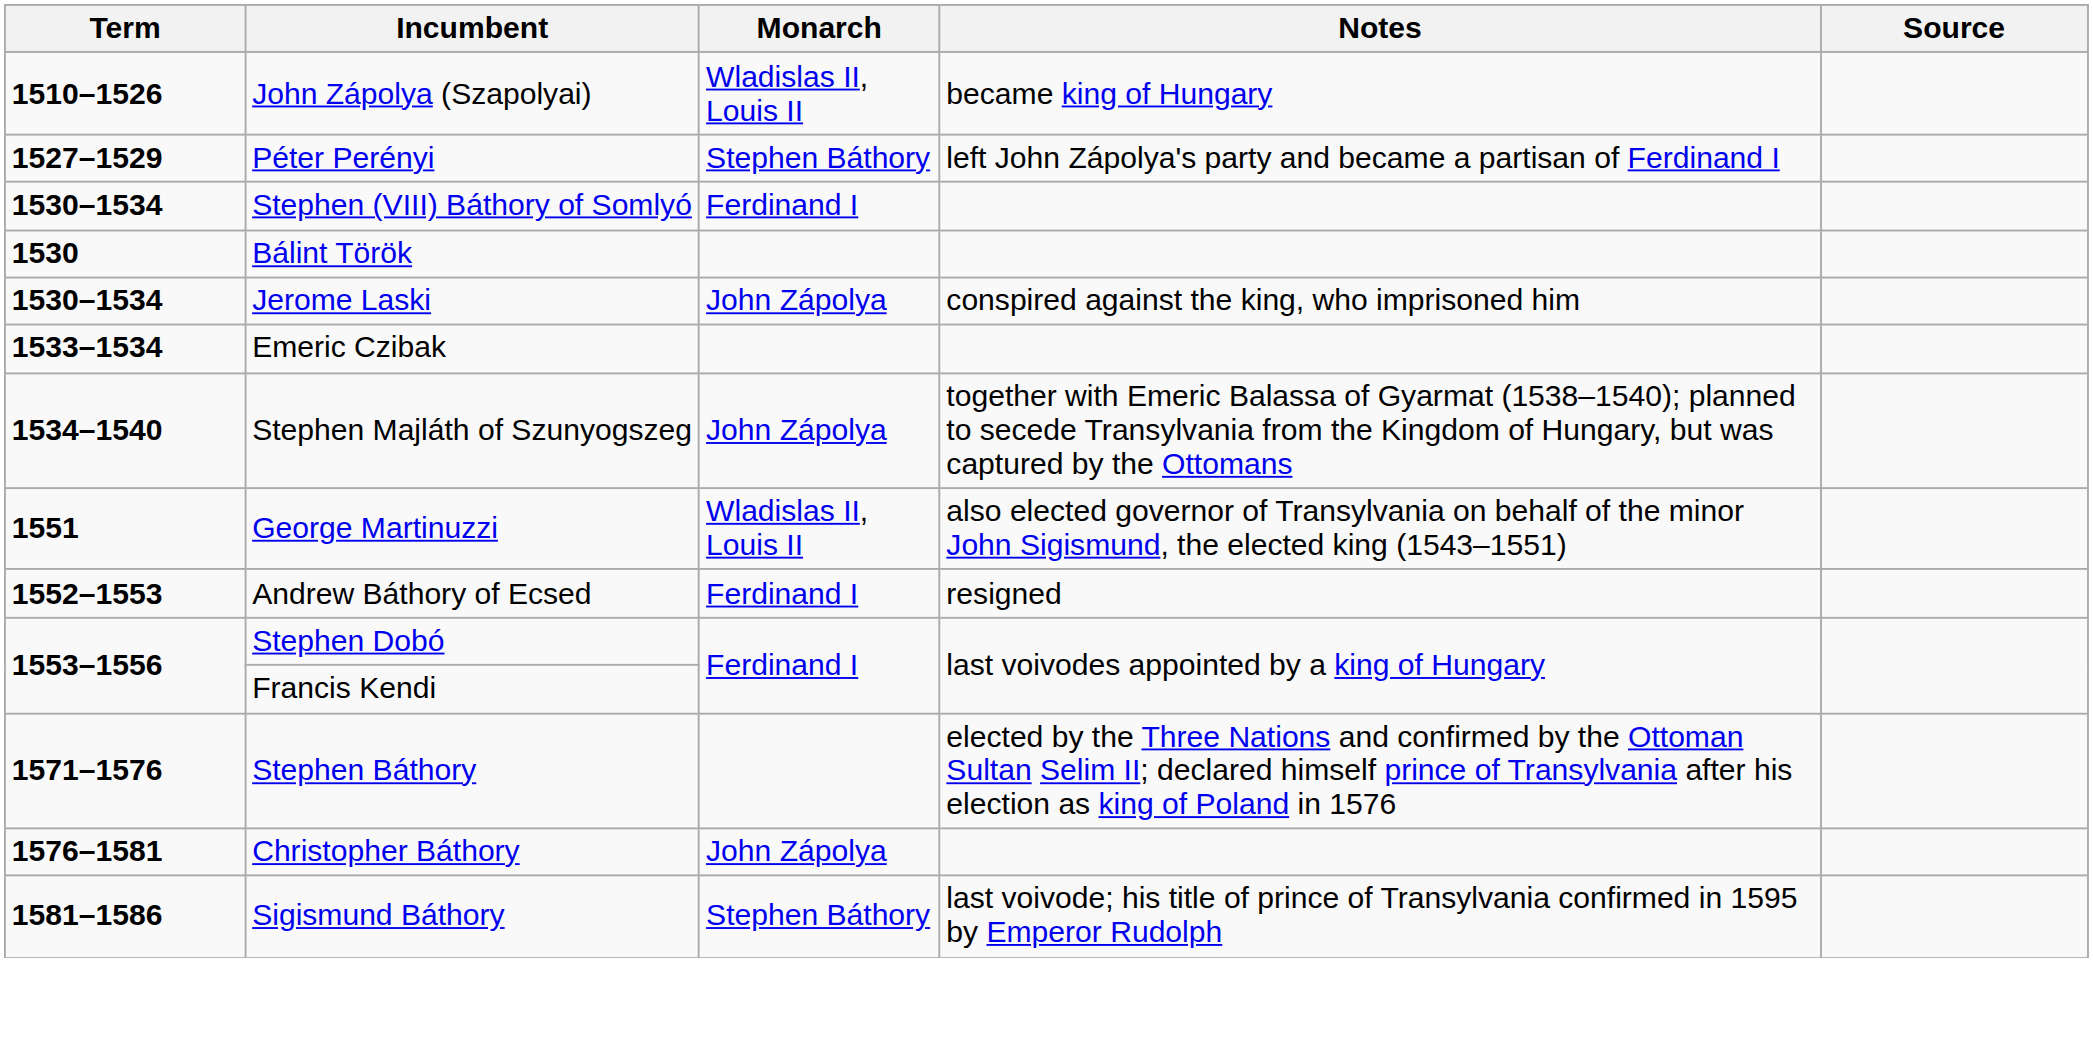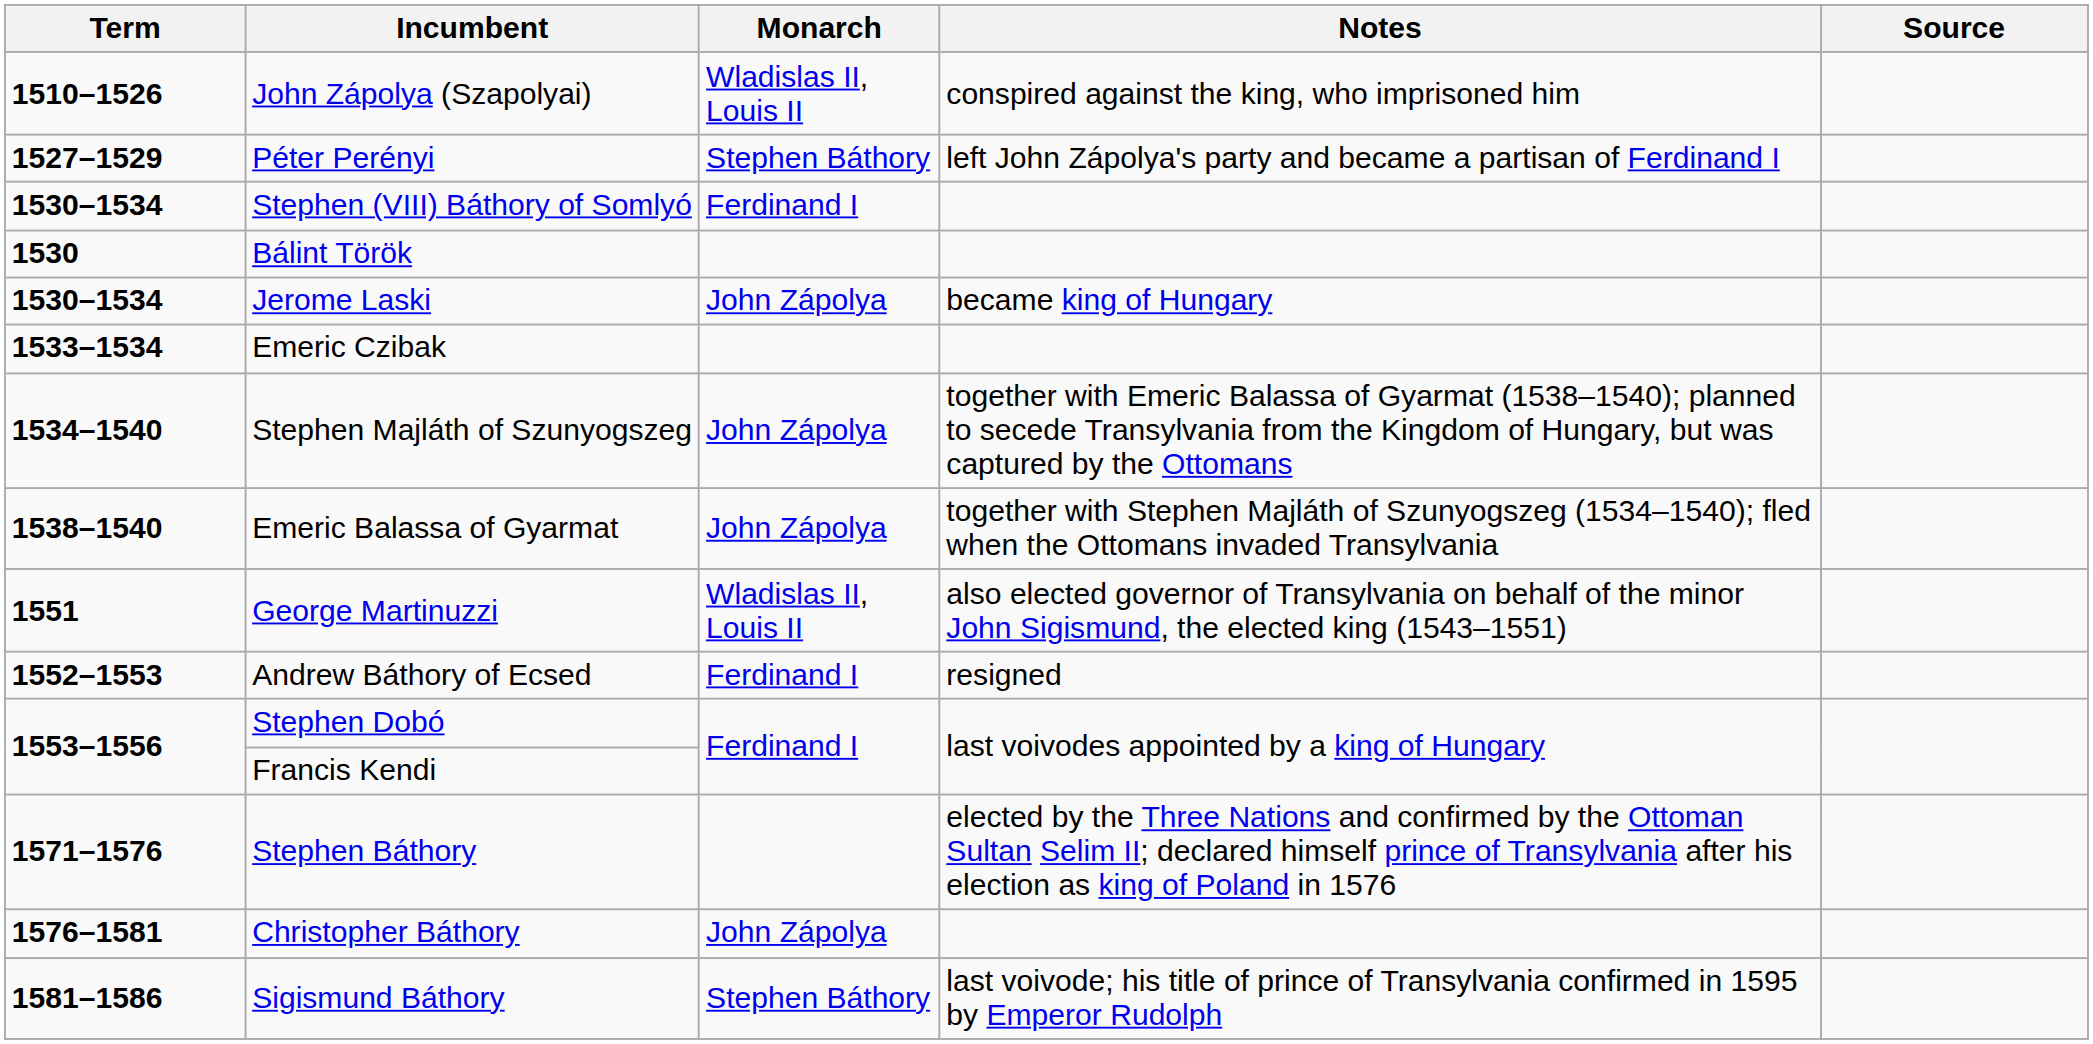(1109, 92) became king of Hungary -> (1263, 92) conspired against the king, who imprisoned him
(1263, 300) conspired against the king, who imprisoned him -> (1109, 300) became king of Hungary
+ row: (435, 528)
